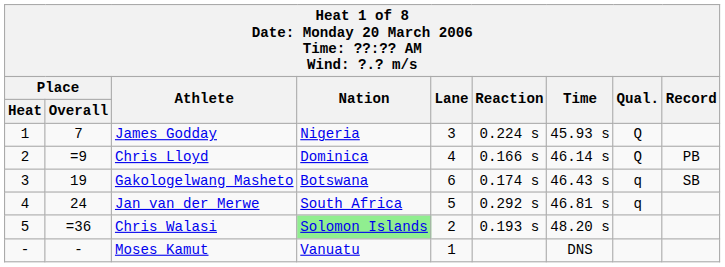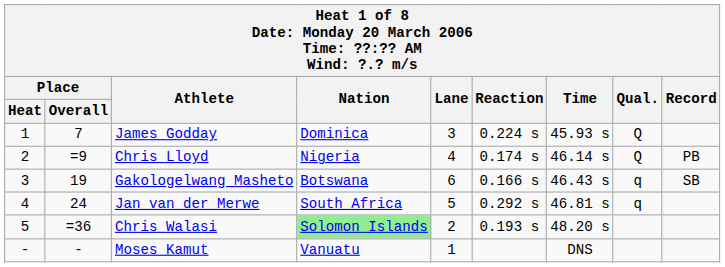(330, 134) Nigeria -> (334, 134) Dominica
(334, 158) Dominica -> (330, 158) Nigeria
(509, 158) 0.166 s -> (509, 158) 0.174 s
(509, 181) 0.174 s -> (509, 181) 0.166 s
